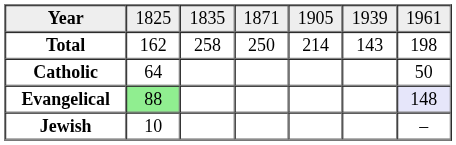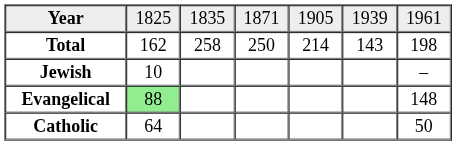rows swapped: (66, 72) <-> (66, 126)
(424, 99) lavender background -> (424, 99) no background
